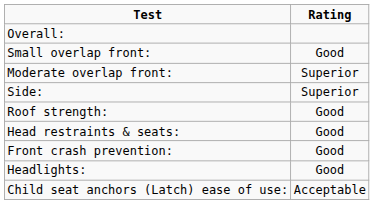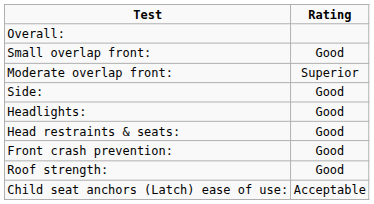(330, 92) Superior -> (330, 92) Good
rows swapped: (58, 112) <-> (47, 170)
